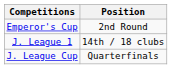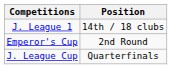rows swapped: (42, 41) <-> (42, 27)
